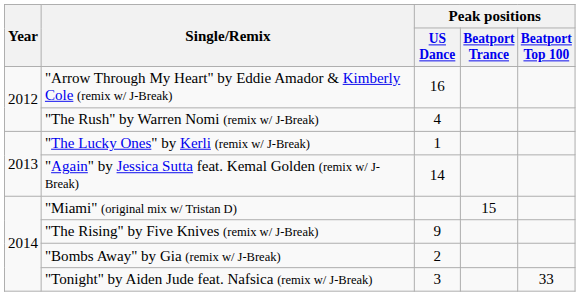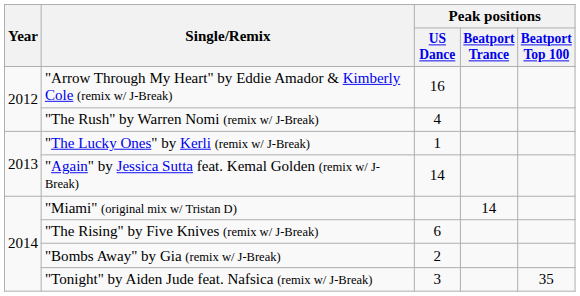(489, 207) 15 -> (489, 207) 14
(437, 231) 9 -> (437, 231) 6
(546, 279) 33 -> (546, 279) 35
